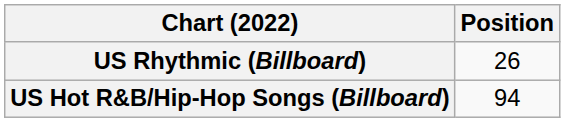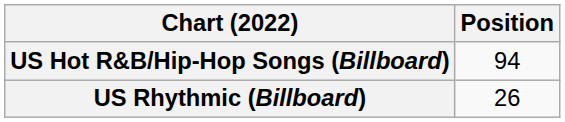rows swapped: (230, 98) <-> (230, 60)
